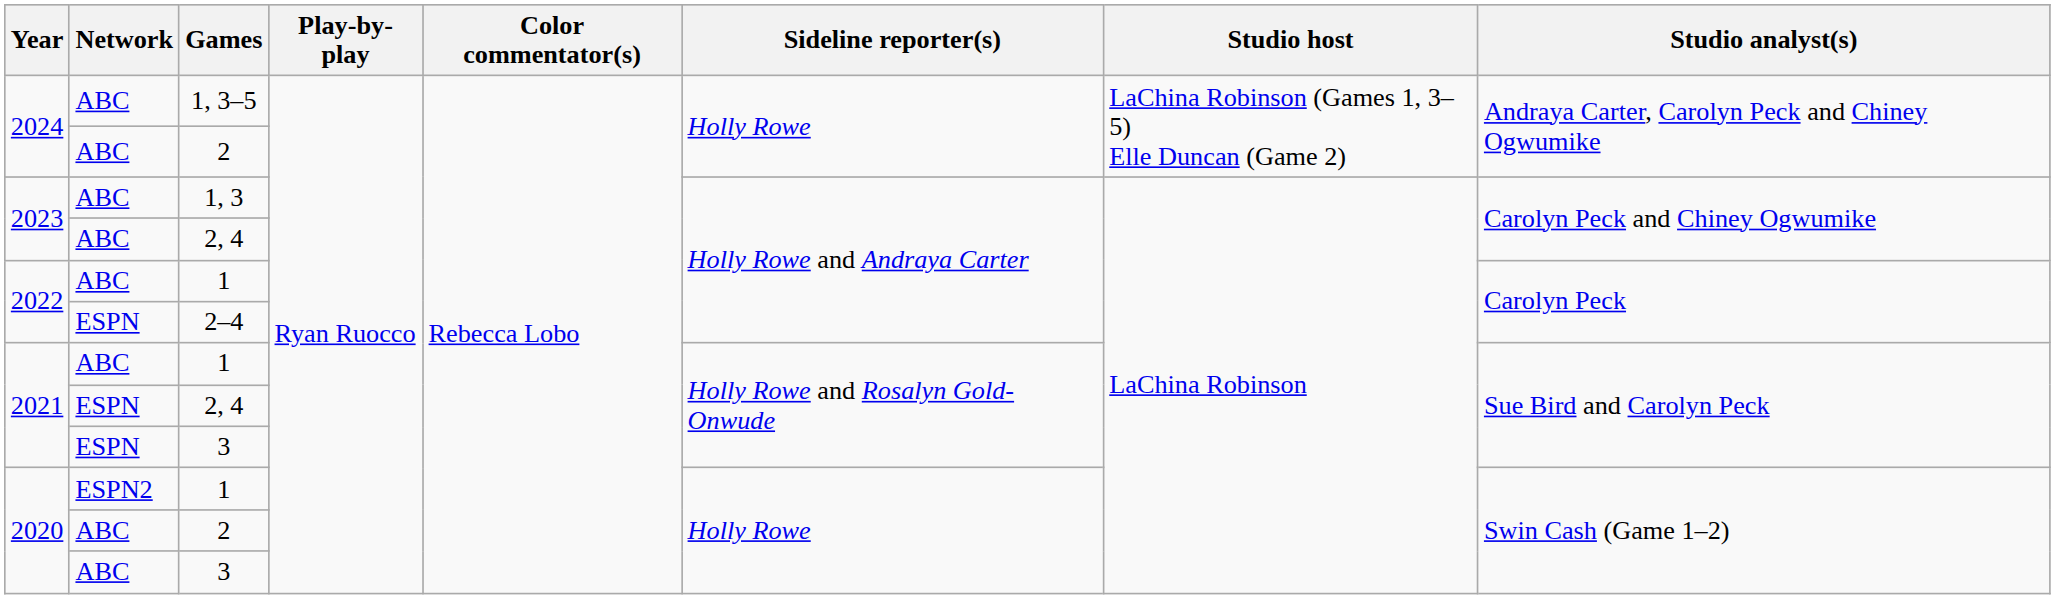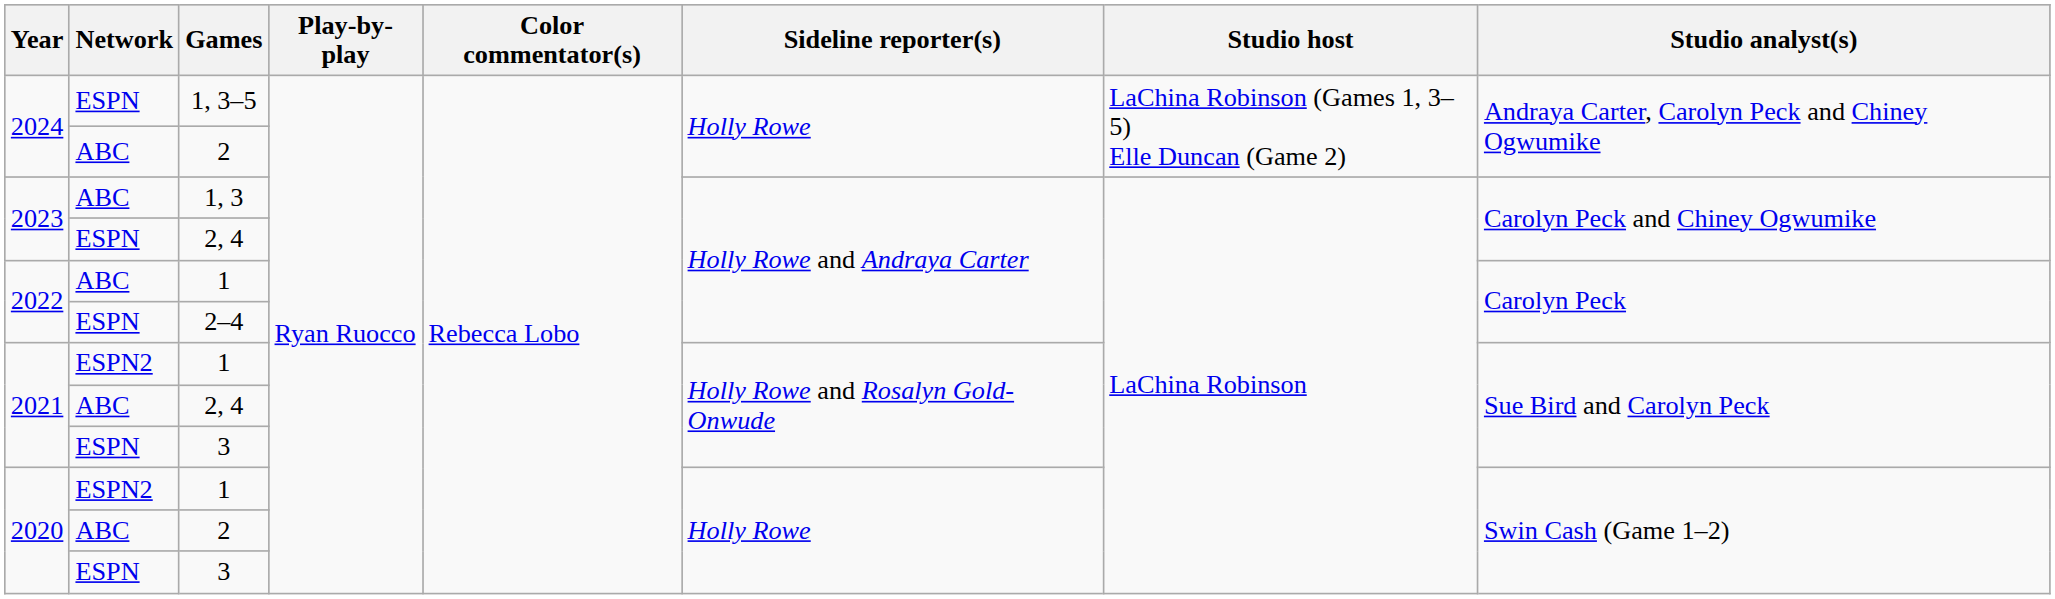(102, 100) ABC -> (108, 100) ESPN
(102, 238) ABC -> (108, 238) ESPN
(102, 363) ABC -> (114, 363) ESPN2
(108, 405) ESPN -> (102, 405) ABC
(102, 571) ABC -> (108, 571) ESPN
